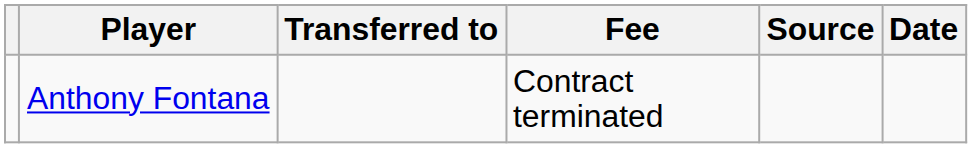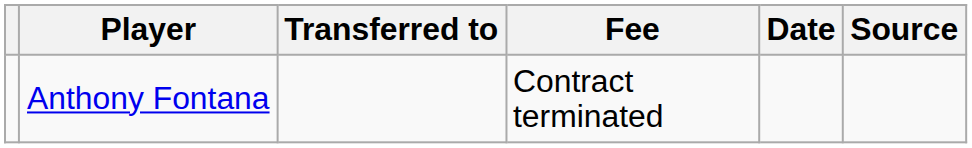columns swapped: (924, 29) <-> (820, 29)
